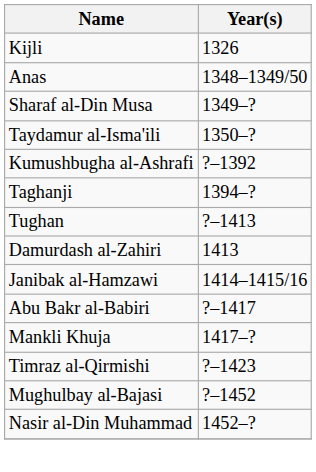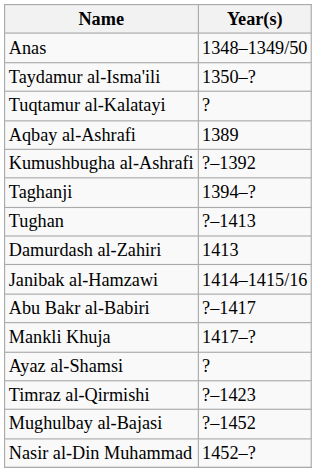- row: (25, 47)
- row: (81, 105)
+ row: (87, 105)
+ row: (72, 134)
+ row: (66, 366)
